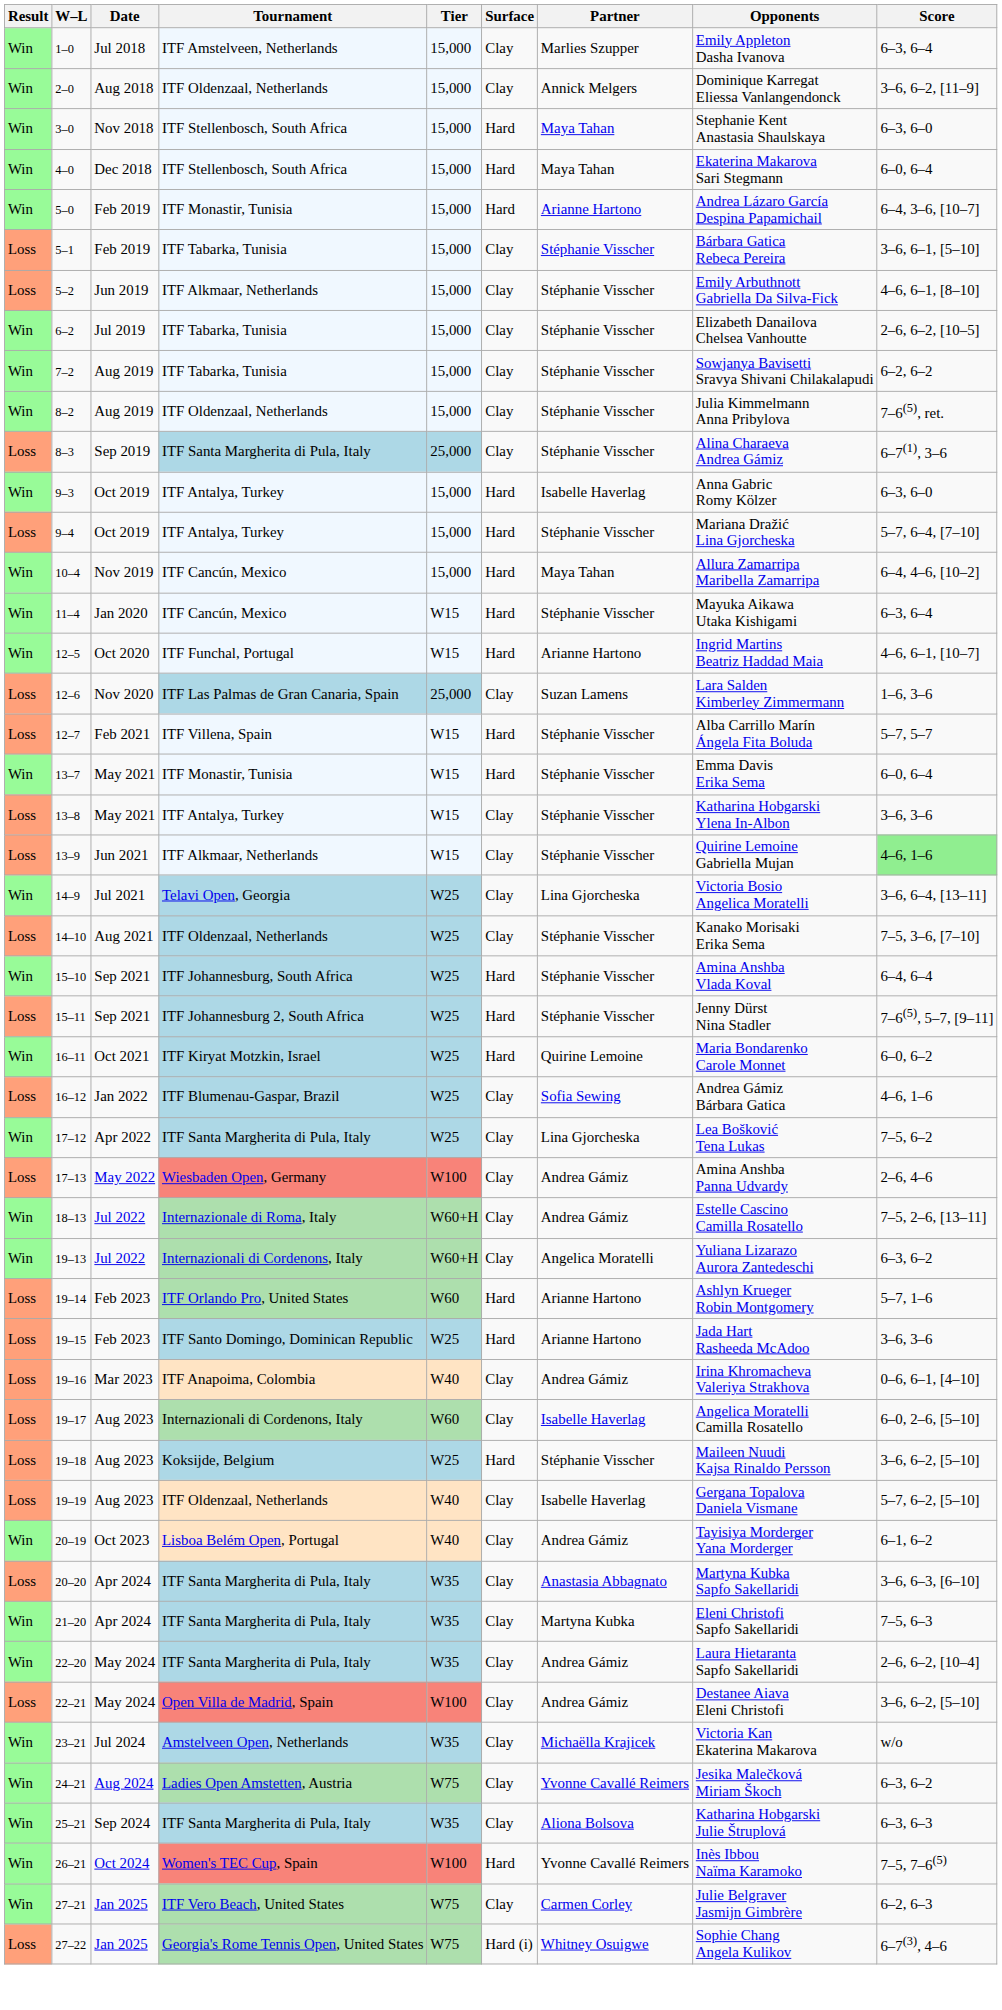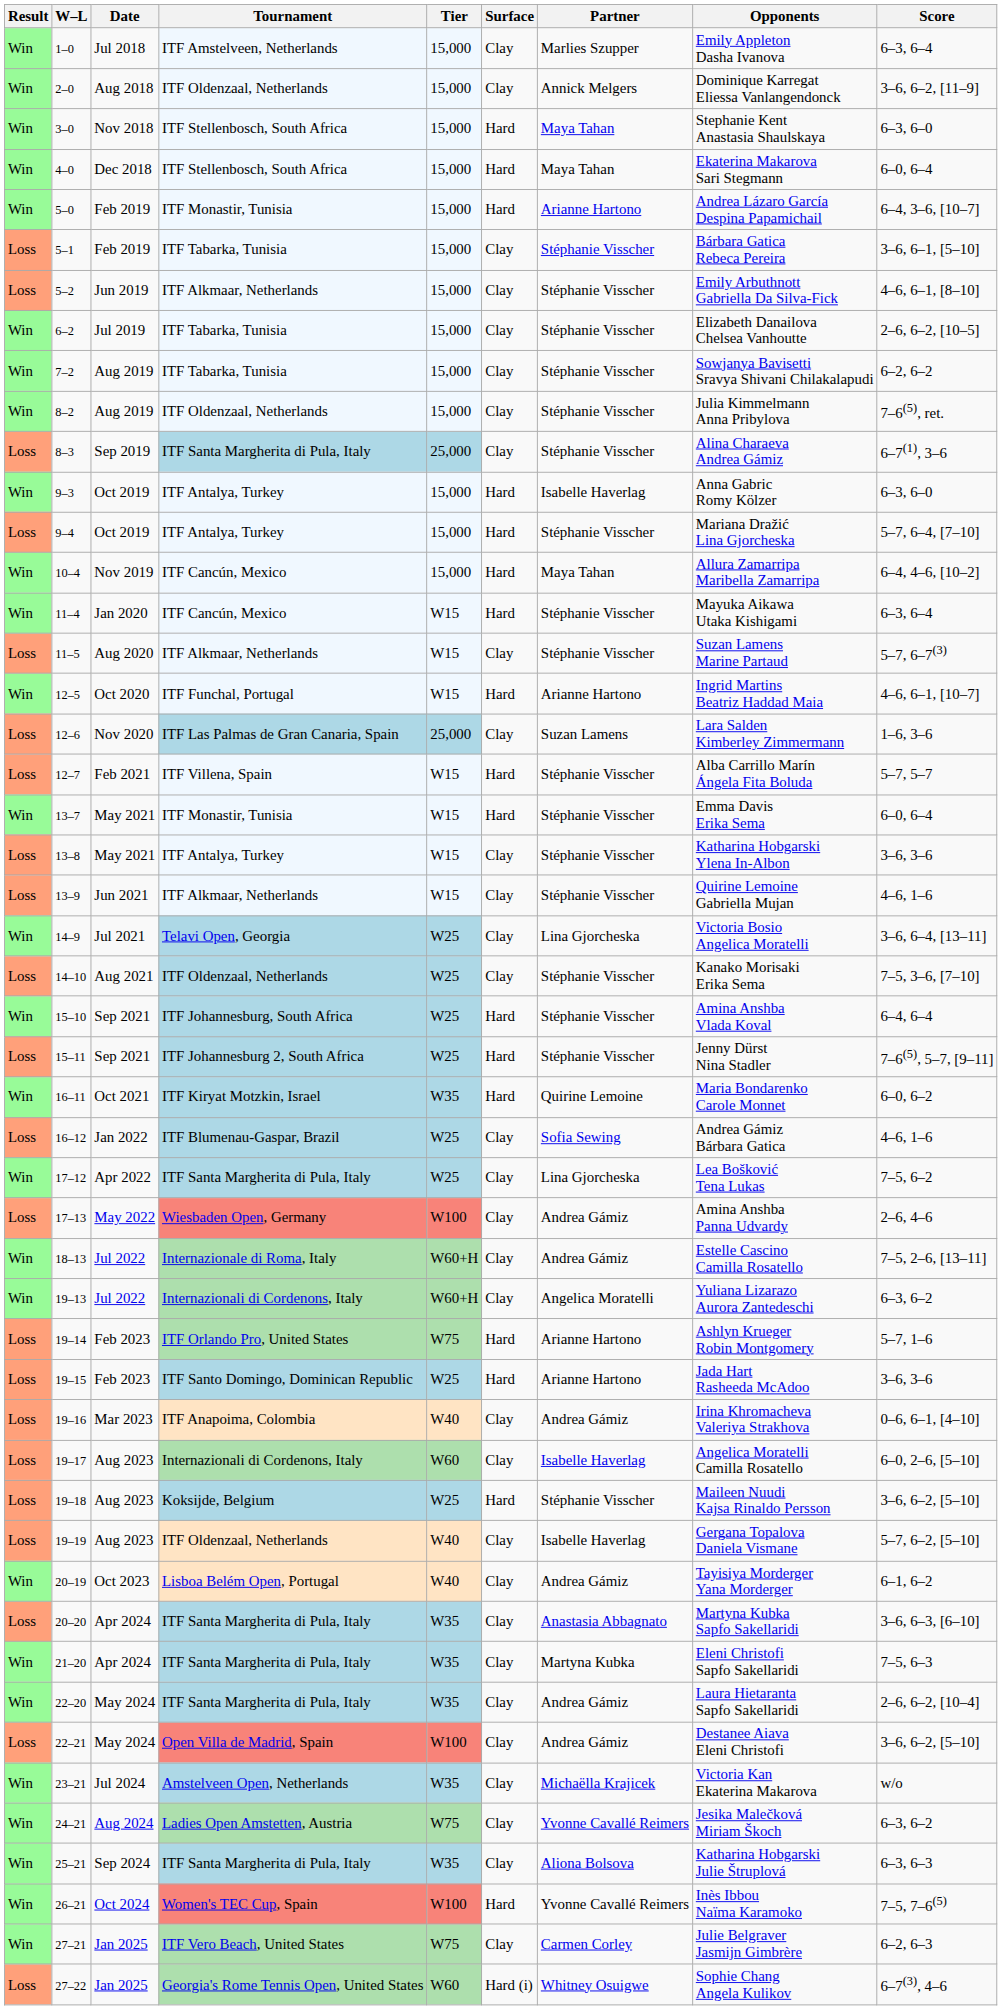+ row: (67, 654)
(906, 855) lightgreen background -> (906, 895) no background
(445, 1056) W25 -> (445, 1097) W35
(445, 1298) W60 -> (445, 1339) W75
(445, 1944) W75 -> (445, 1984) W60
